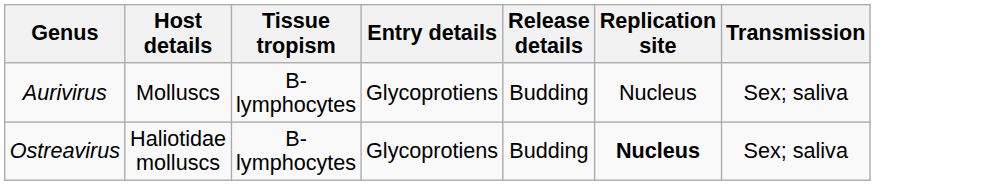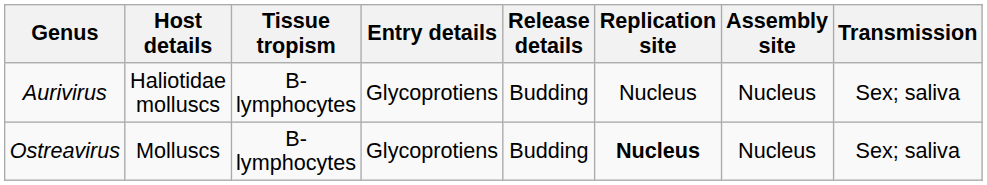+ column: (777, 33)
(178, 92) Molluscs -> (178, 92) Haliotidae molluscs
(178, 150) Haliotidae molluscs -> (178, 150) Molluscs
